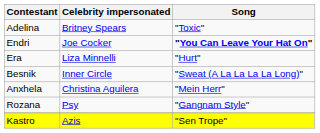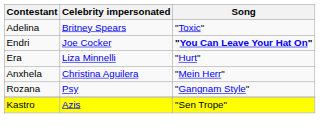- row: (21, 74)
